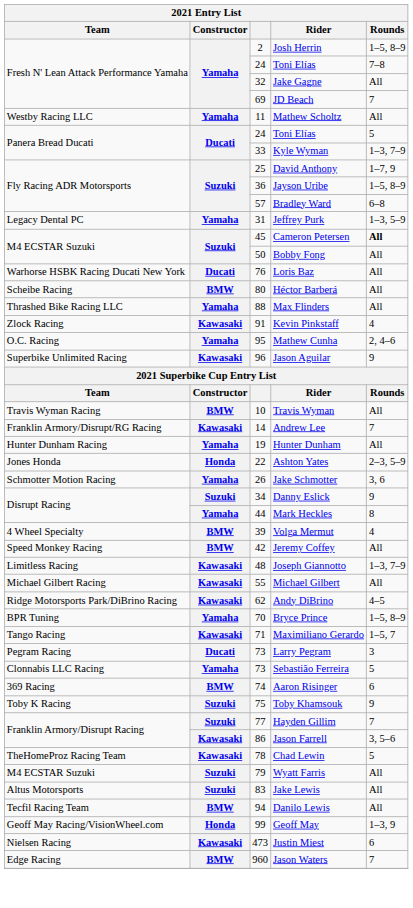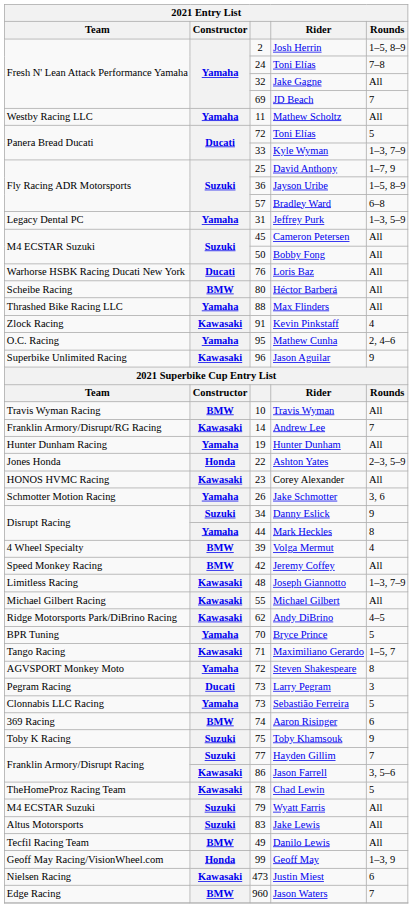(260, 133) 24 -> (260, 133) 72
(376, 237) bold -> (376, 237) normal
+ row: (58, 479)
(387, 617) 1–5, 8–9 -> (372, 634) 5
+ row: (65, 669)
(260, 807) 94 -> (260, 842) 49
